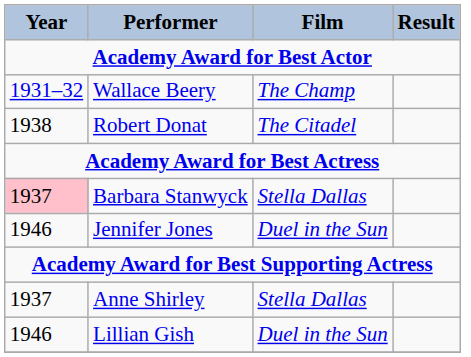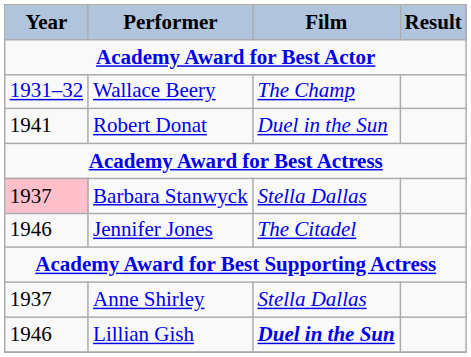(31, 126) 1938 -> (31, 126) 1941
(307, 126) The Citadel -> (323, 126) Duel in the Sun
(323, 230) Duel in the Sun -> (307, 230) The Citadel
(323, 334) normal -> (326, 334) bold
